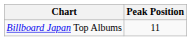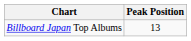(155, 28) 11 -> (155, 28) 13
